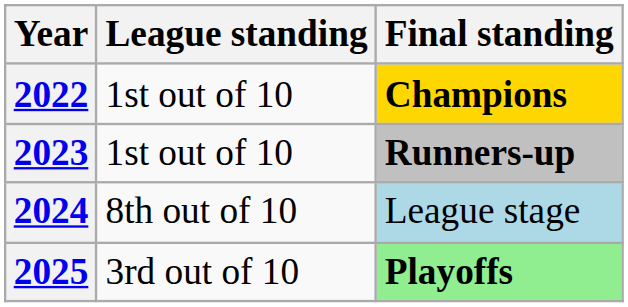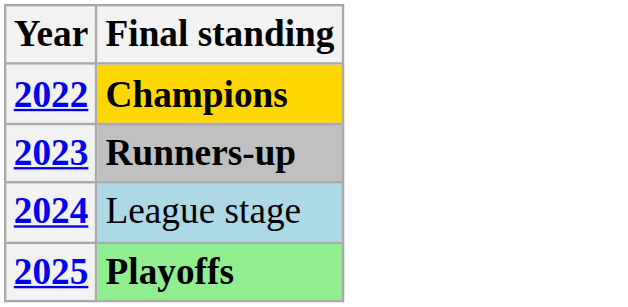- column: (237, 34)
